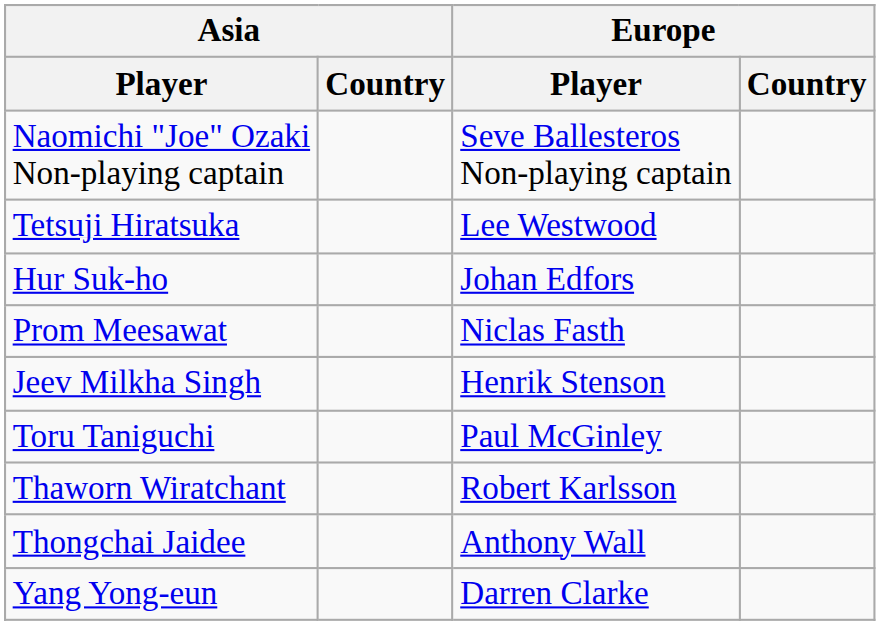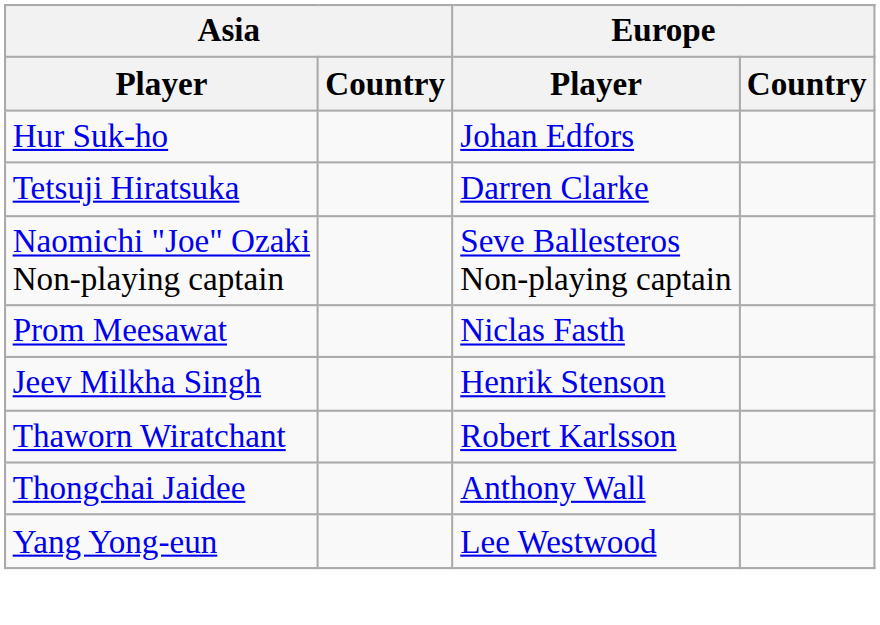rows swapped: (161, 154) <-> (90, 278)
(558, 225) Lee Westwood -> (554, 188) Darren Clarke
- row: (114, 435)
(554, 593) Darren Clarke -> (558, 540) Lee Westwood
